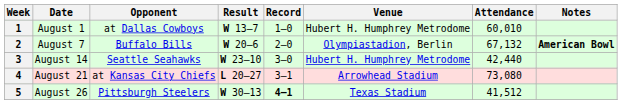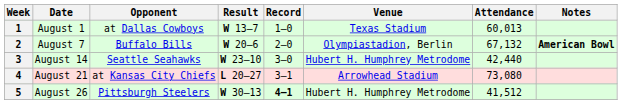(388, 28) Hubert H. Humphrey Metrodome -> (388, 28) Texas Stadium
(504, 28) 60,010 -> (504, 28) 60,013
(388, 92) Texas Stadium -> (388, 92) Hubert H. Humphrey Metrodome
